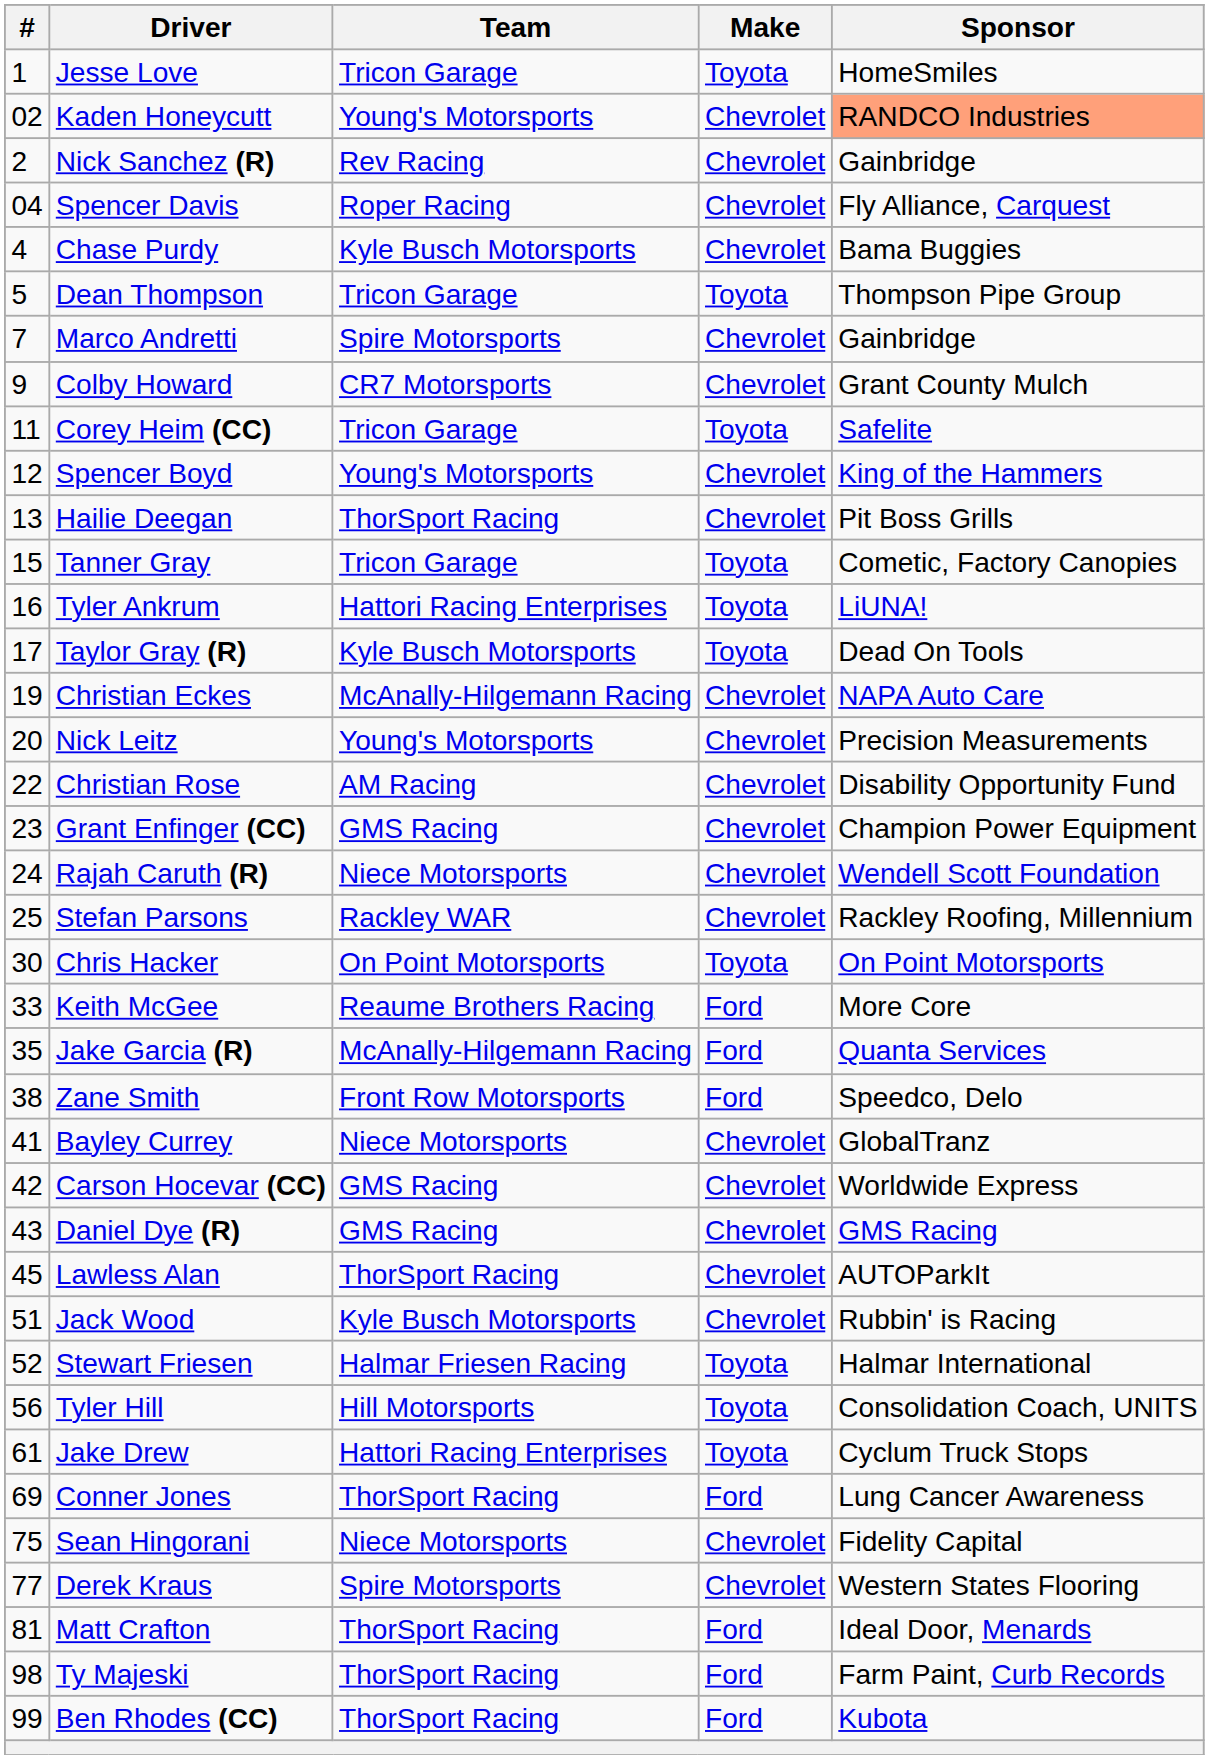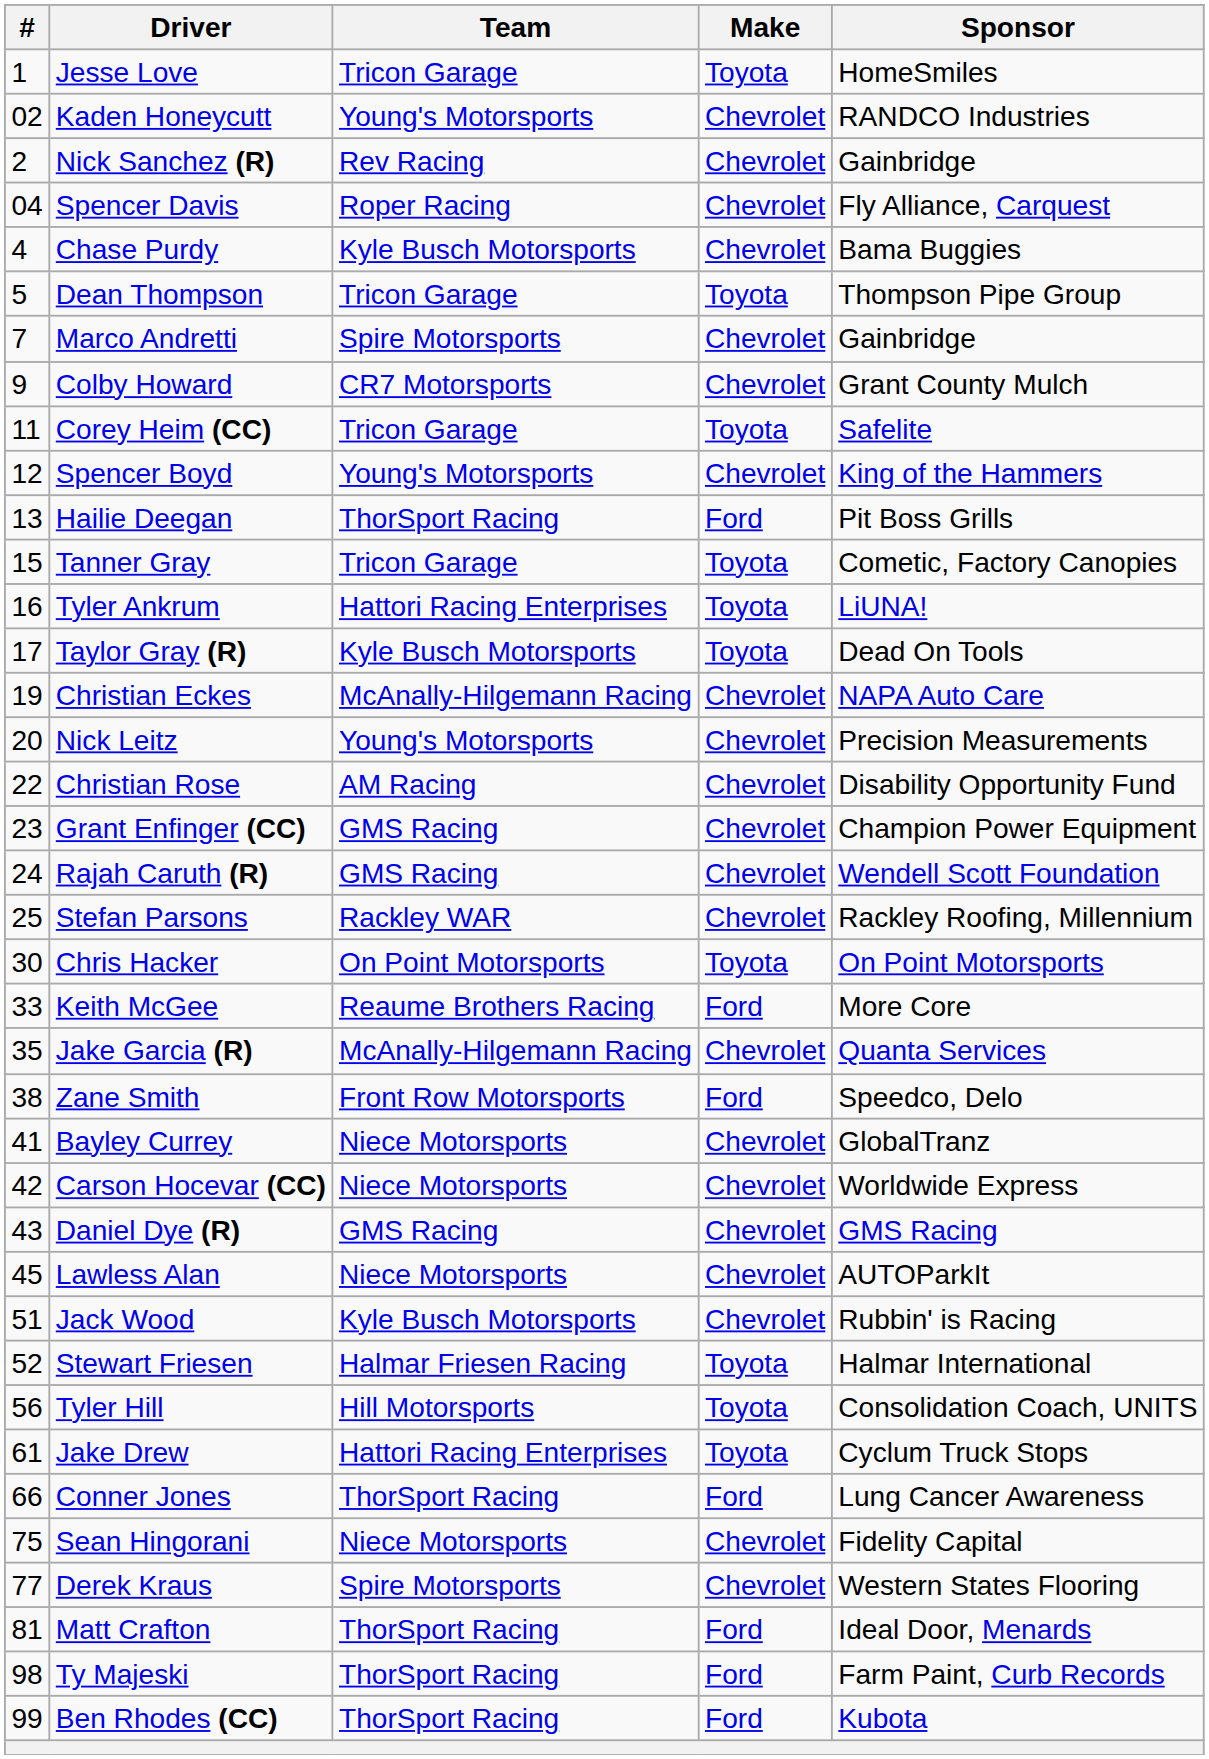(964, 116) lightsalmon background -> (964, 116) no background
(765, 517) Chevrolet -> (734, 517) Ford
(453, 873) Niece Motorsports -> (419, 873) GMS Racing
(734, 1051) Ford -> (765, 1051) Chevrolet
(419, 1185) GMS Racing -> (453, 1185) Niece Motorsports
(449, 1274) ThorSport Racing -> (453, 1274) Niece Motorsports
(27, 1496) 69 -> (27, 1496) 66
